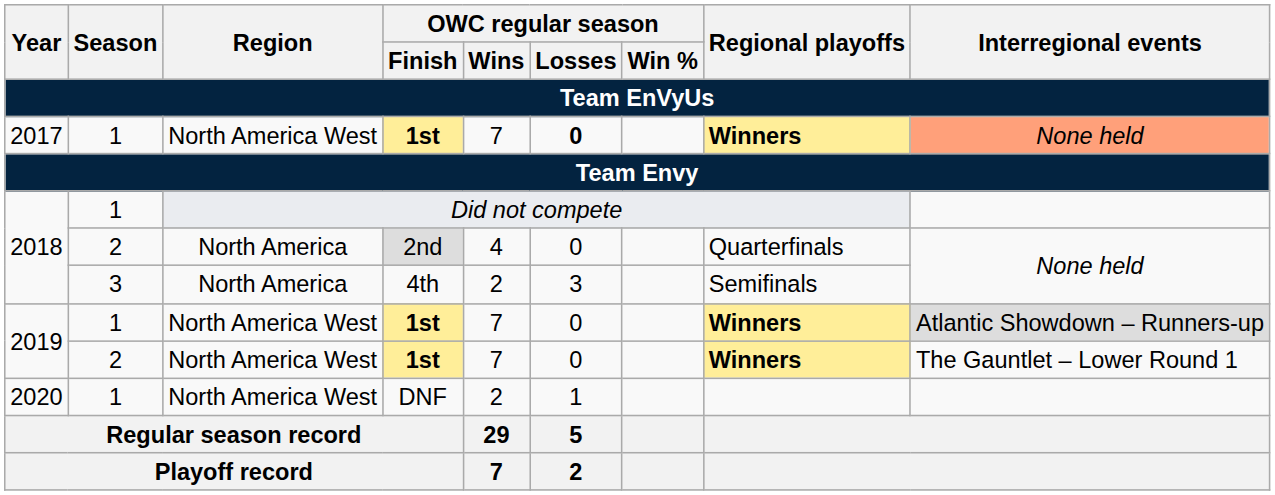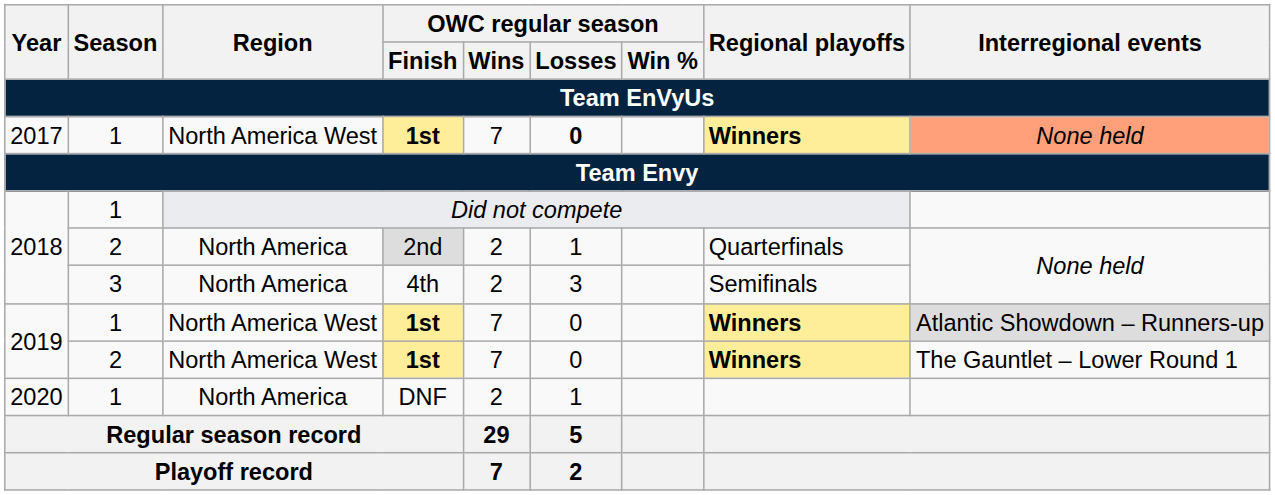(496, 247) 4 -> (496, 247) 2
(576, 247) 0 -> (576, 247) 1
(273, 397) North America West -> (273, 397) North America
